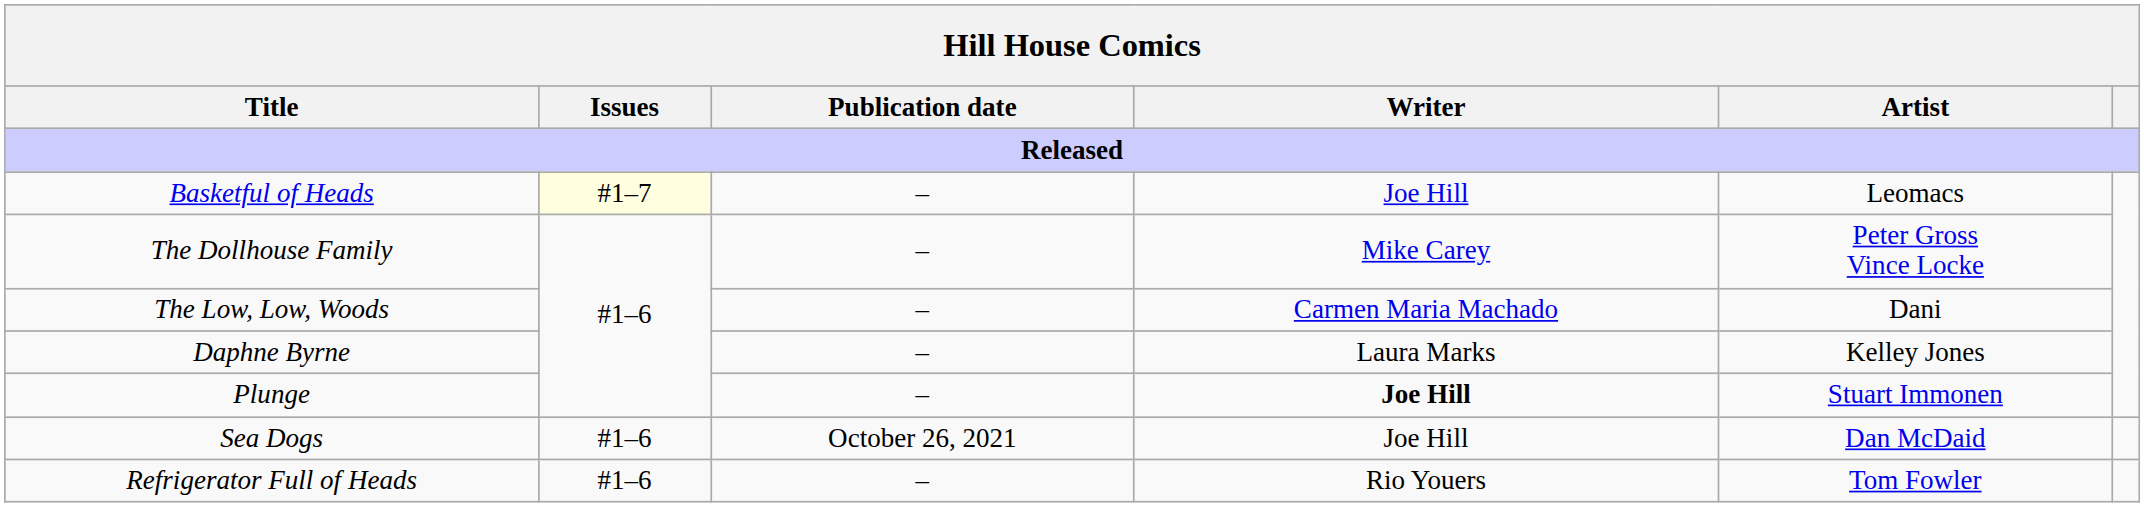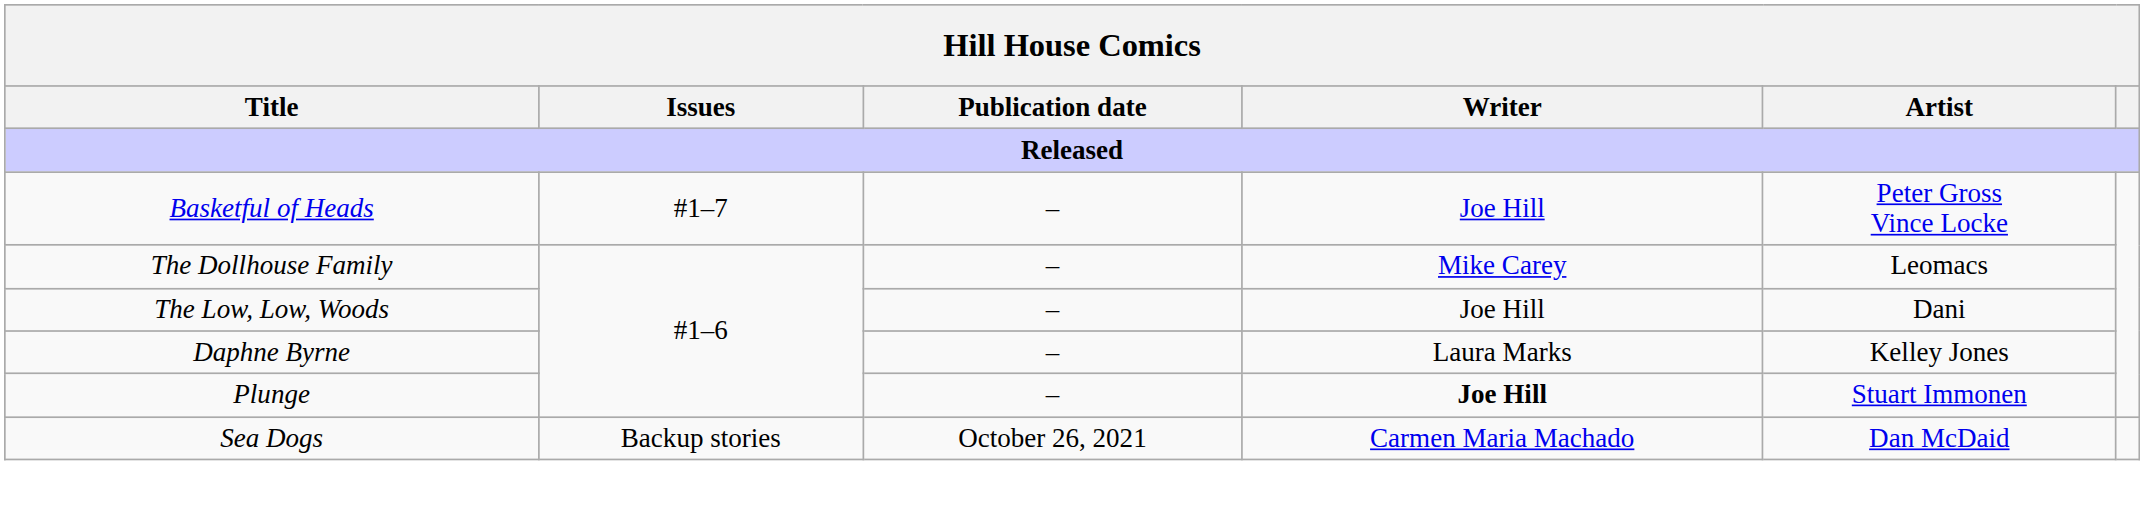(624, 192) lightyellow background -> (701, 208) no background
(1915, 192) Leomacs -> (1939, 208) Peter Gross Vince Locke
(1915, 250) Peter Gross Vince Locke -> (1939, 266) Leomacs
(1426, 309) Carmen Maria Machado -> (1502, 309) Joe Hill
(624, 437) #1–6 -> (701, 437) Backup stories
(1426, 437) Joe Hill -> (1502, 437) Carmen Maria Machado
- row: (272, 480)
